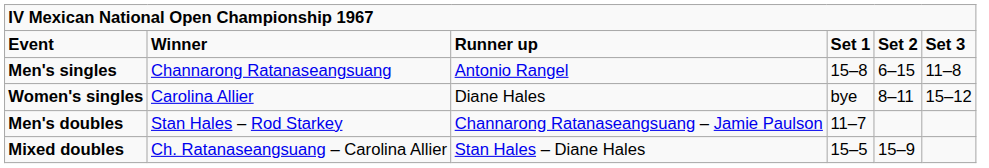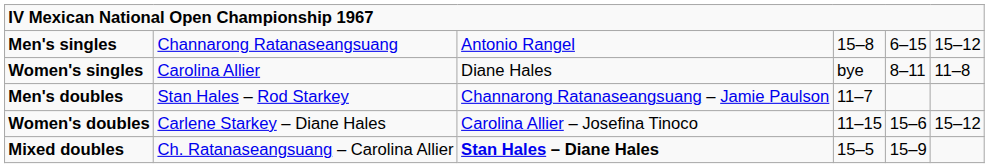- row: (31, 44)
(943, 70) 11–8 -> (958, 44) 15–12
(949, 96) 15–12 -> (952, 70) 11–8
+ row: (79, 123)
(550, 149) normal -> (560, 149) bold
